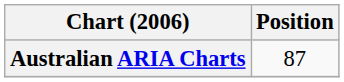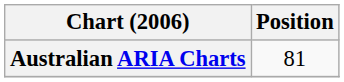(295, 58) 87 -> (295, 58) 81
